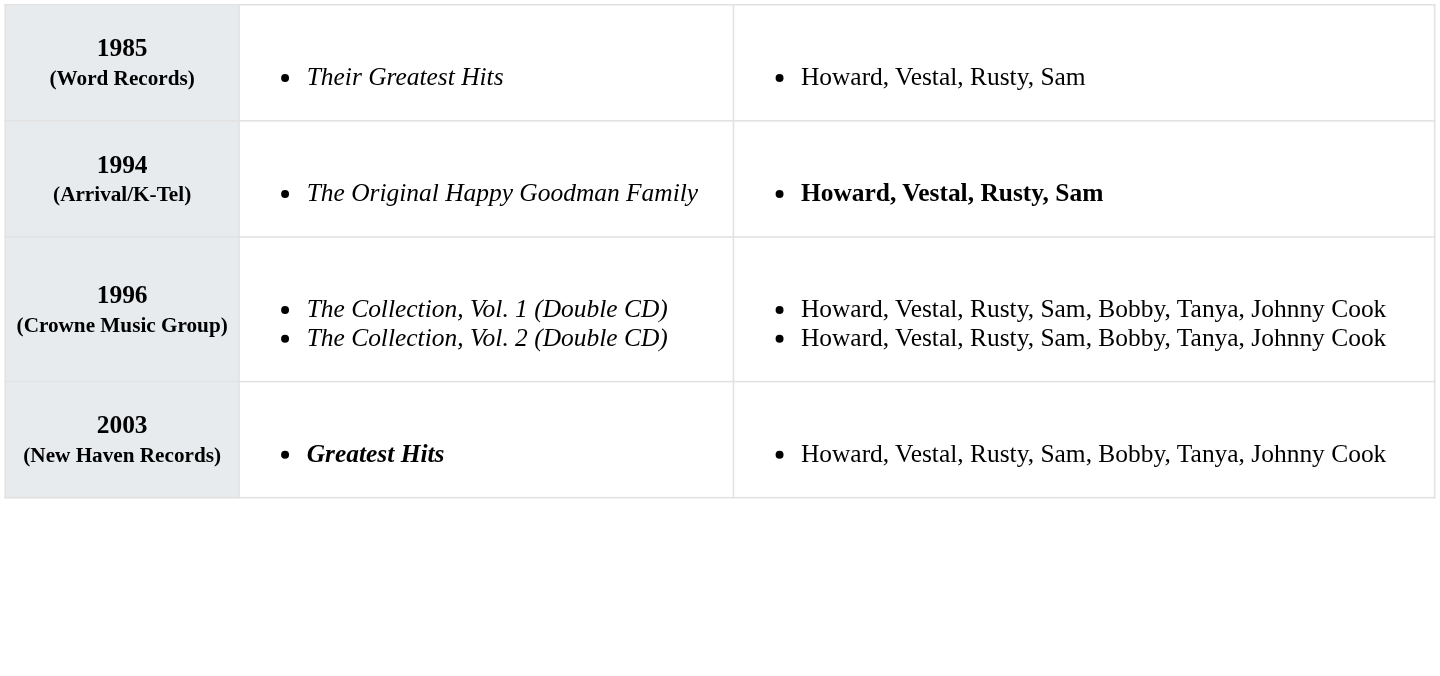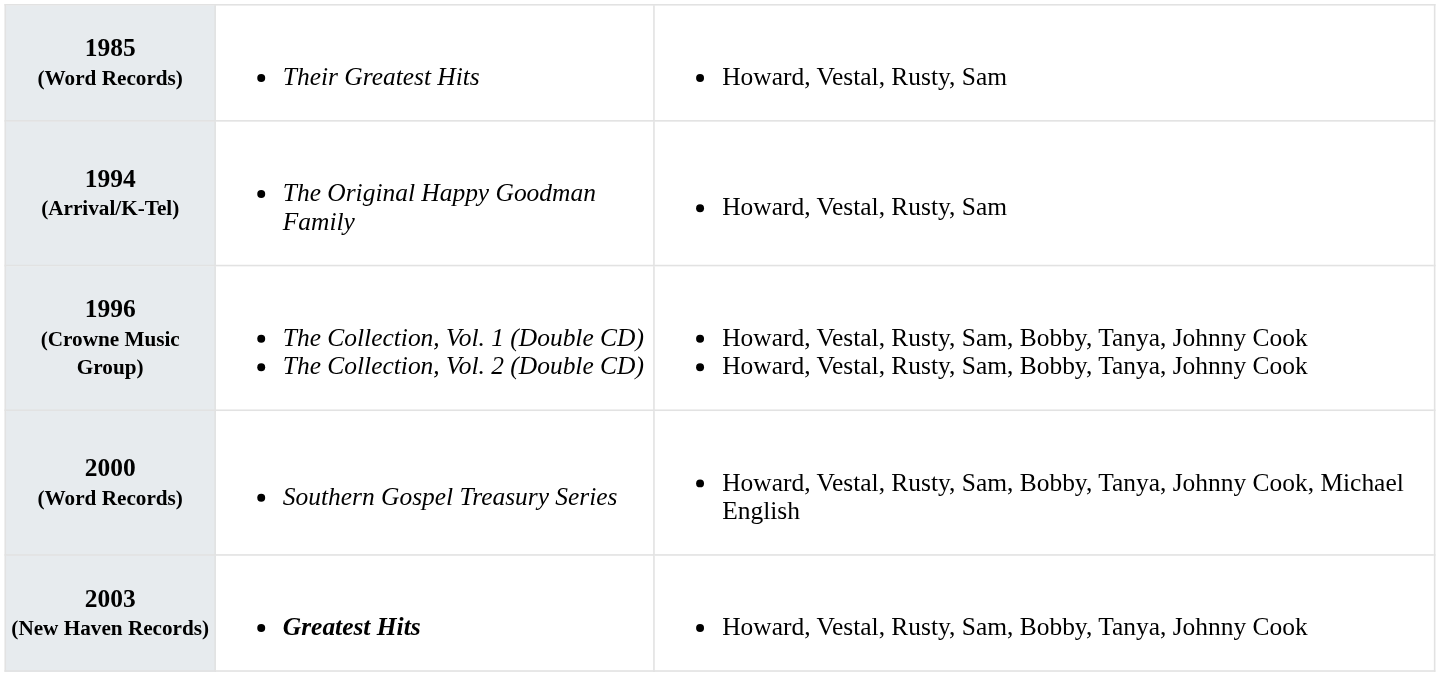(1084, 193) bold -> (1045, 208) normal
+ row: (110, 482)
